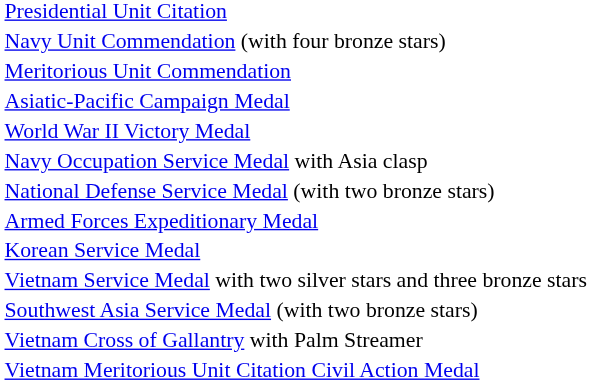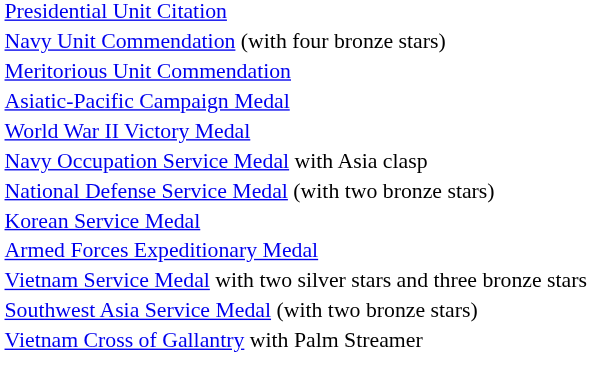rows swapped: (102, 250) <-> (161, 220)
- row: (242, 370)
